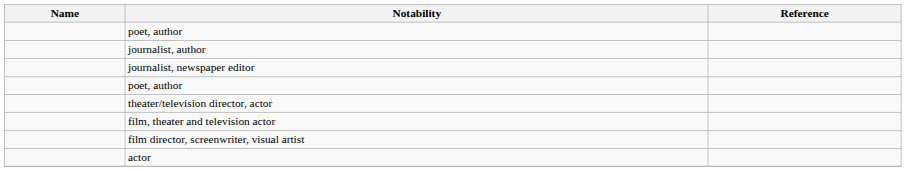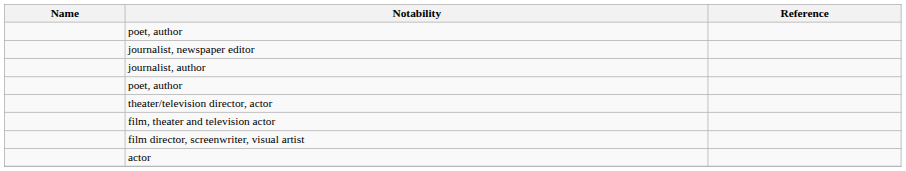rows swapped: (65, 67) <-> (65, 49)
